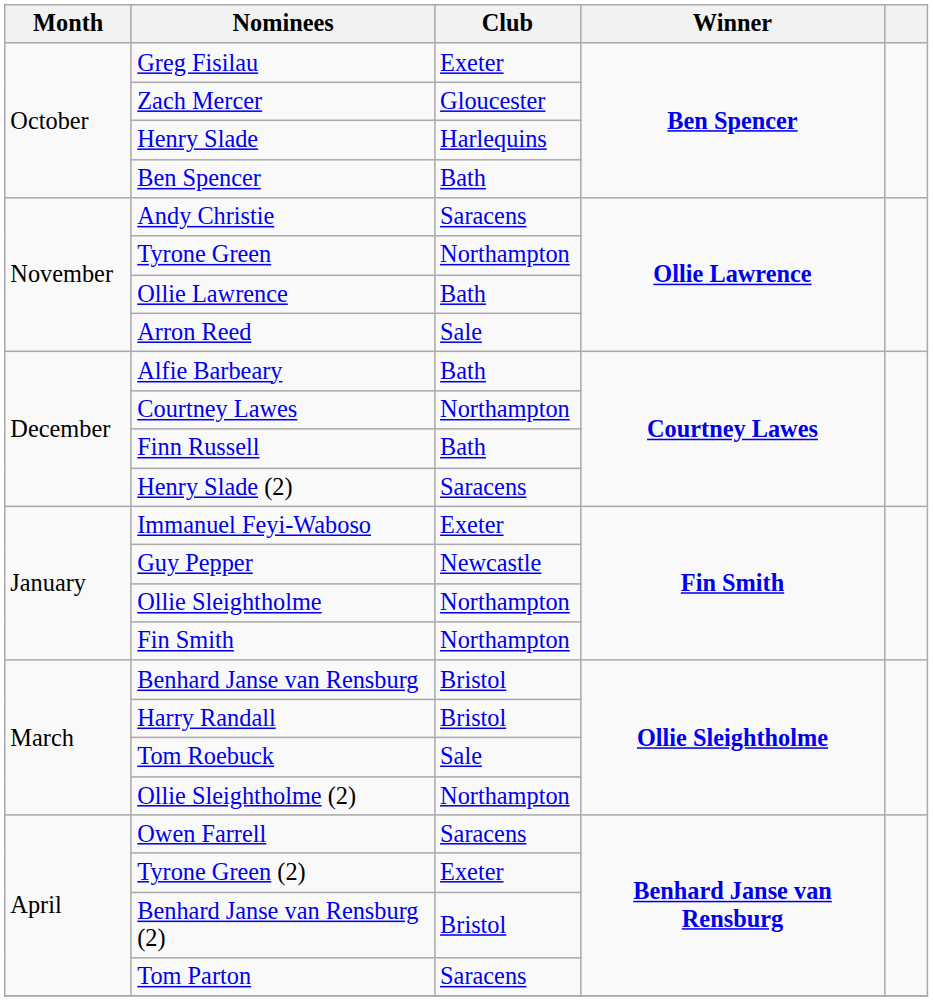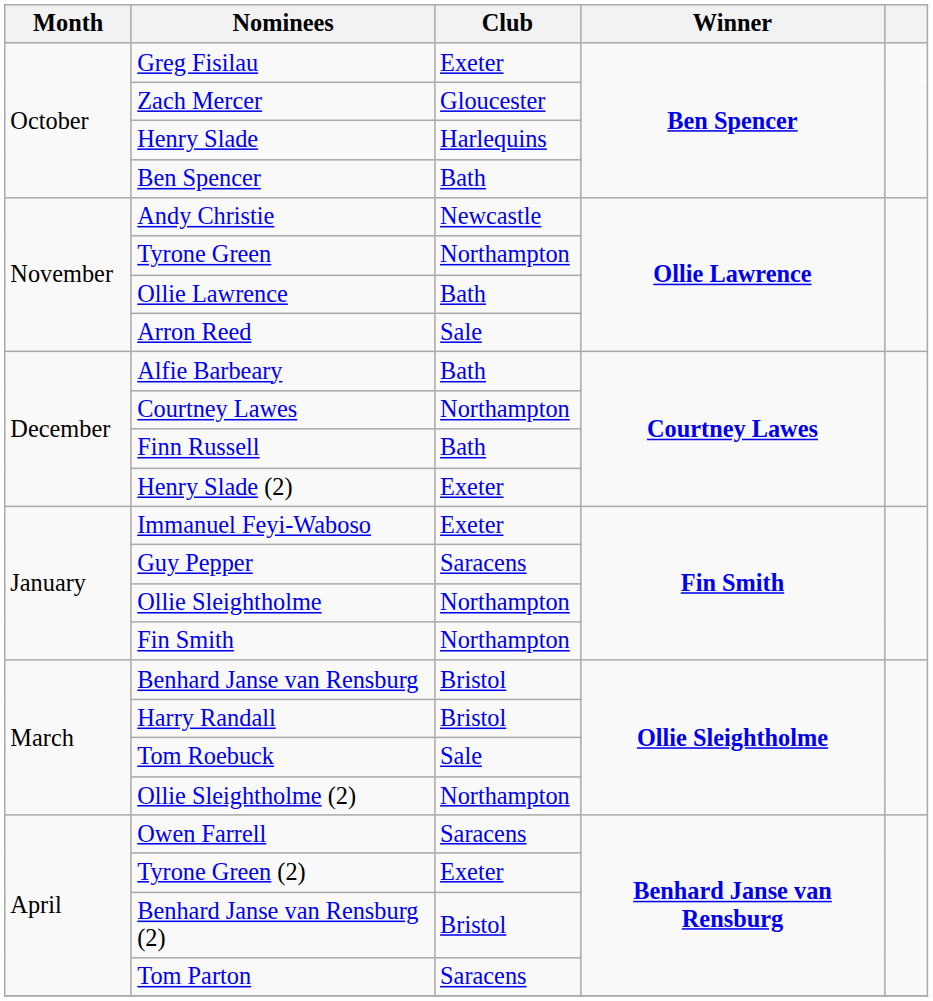(483, 216) Saracens -> (491, 216) Newcastle
(483, 486) Saracens -> (472, 486) Exeter
(491, 563) Newcastle -> (483, 563) Saracens
